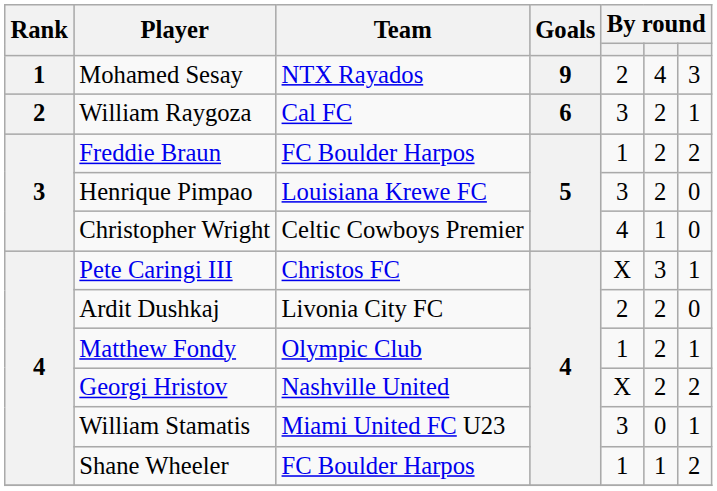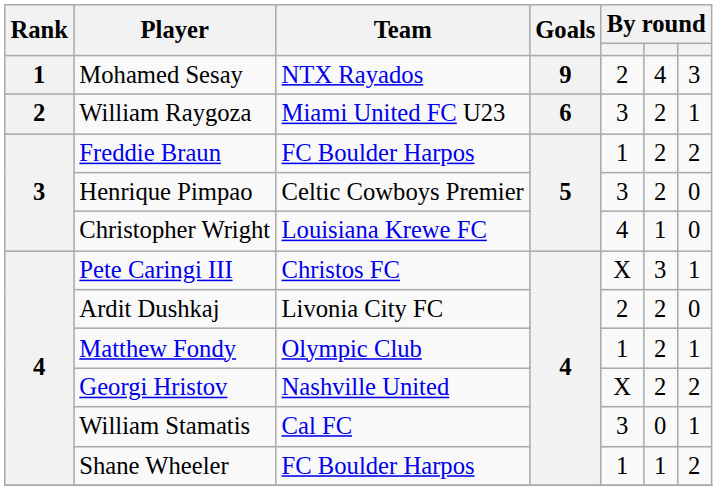(317, 113) Cal FC -> (393, 113) Miami United FC U23
(384, 191) Louisiana Krewe FC -> (403, 191) Celtic Cowboys Premier
(403, 230) Celtic Cowboys Premier -> (384, 230) Louisiana Krewe FC
(393, 426) Miami United FC U23 -> (317, 426) Cal FC
